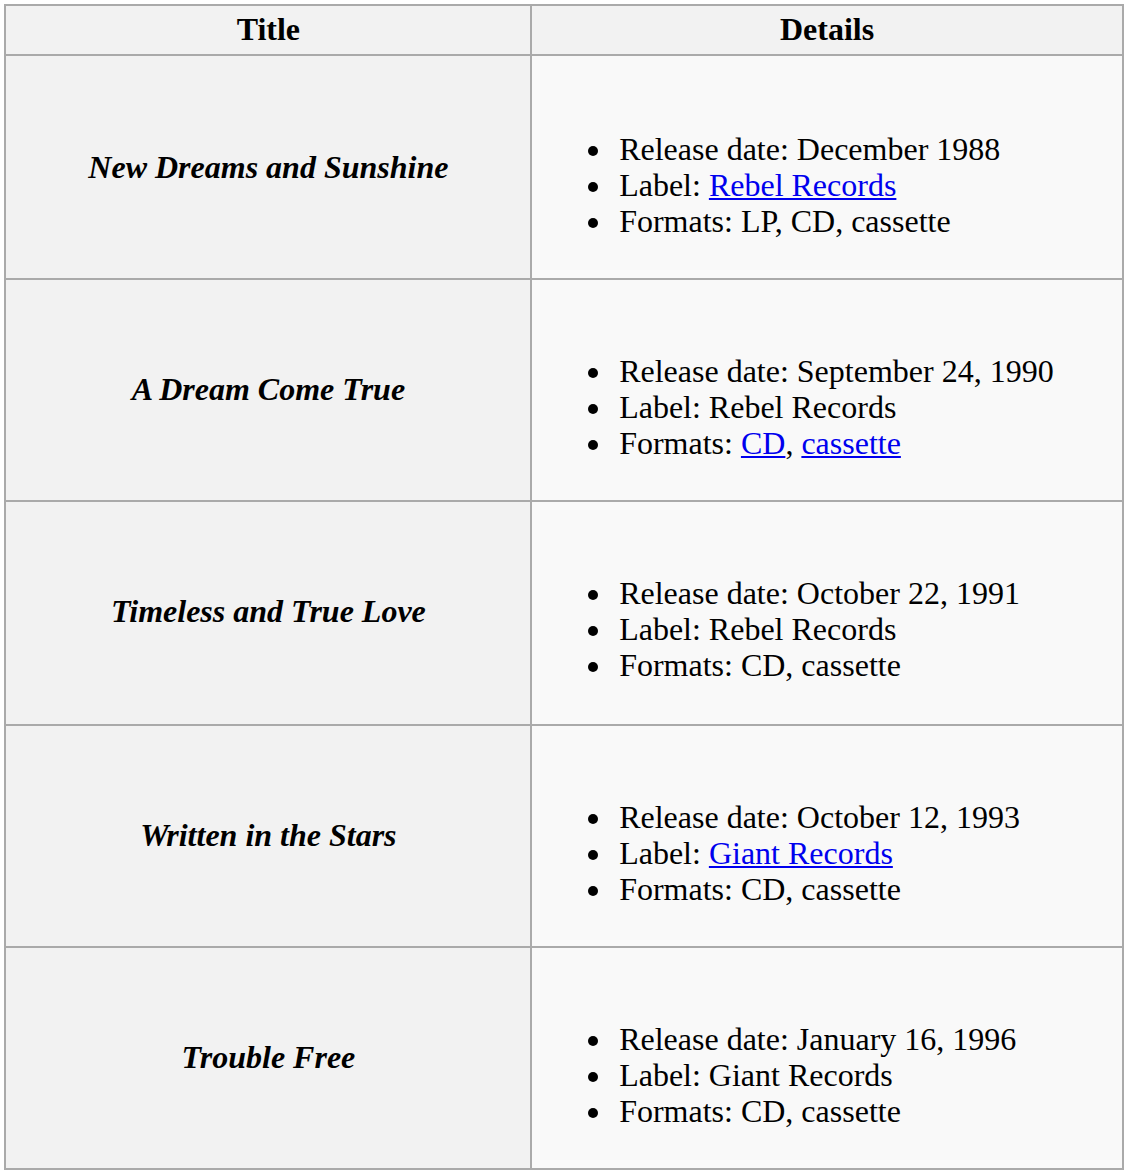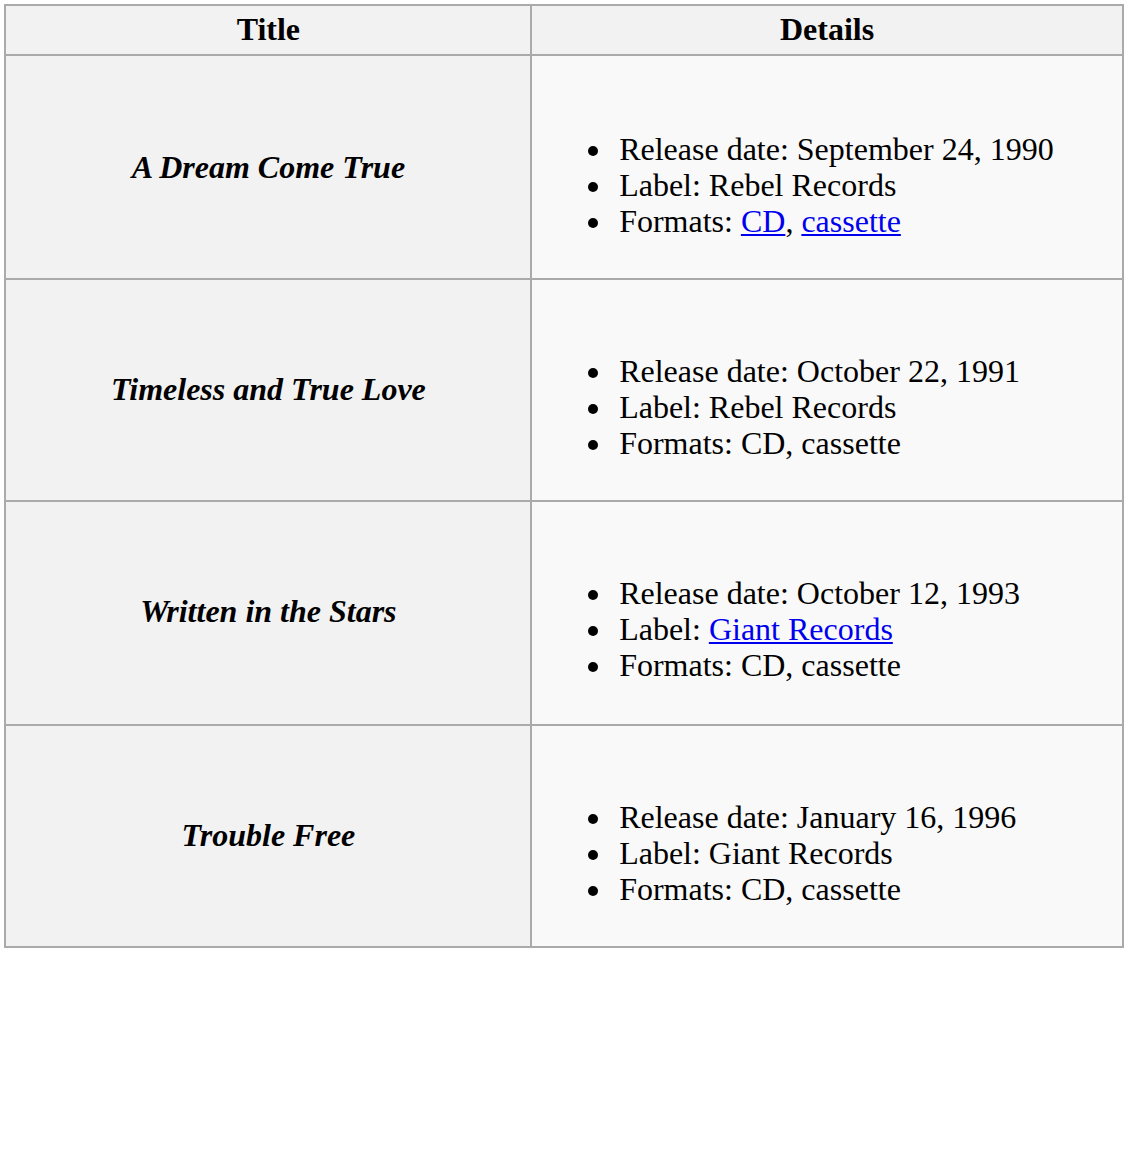- row: (268, 166)
